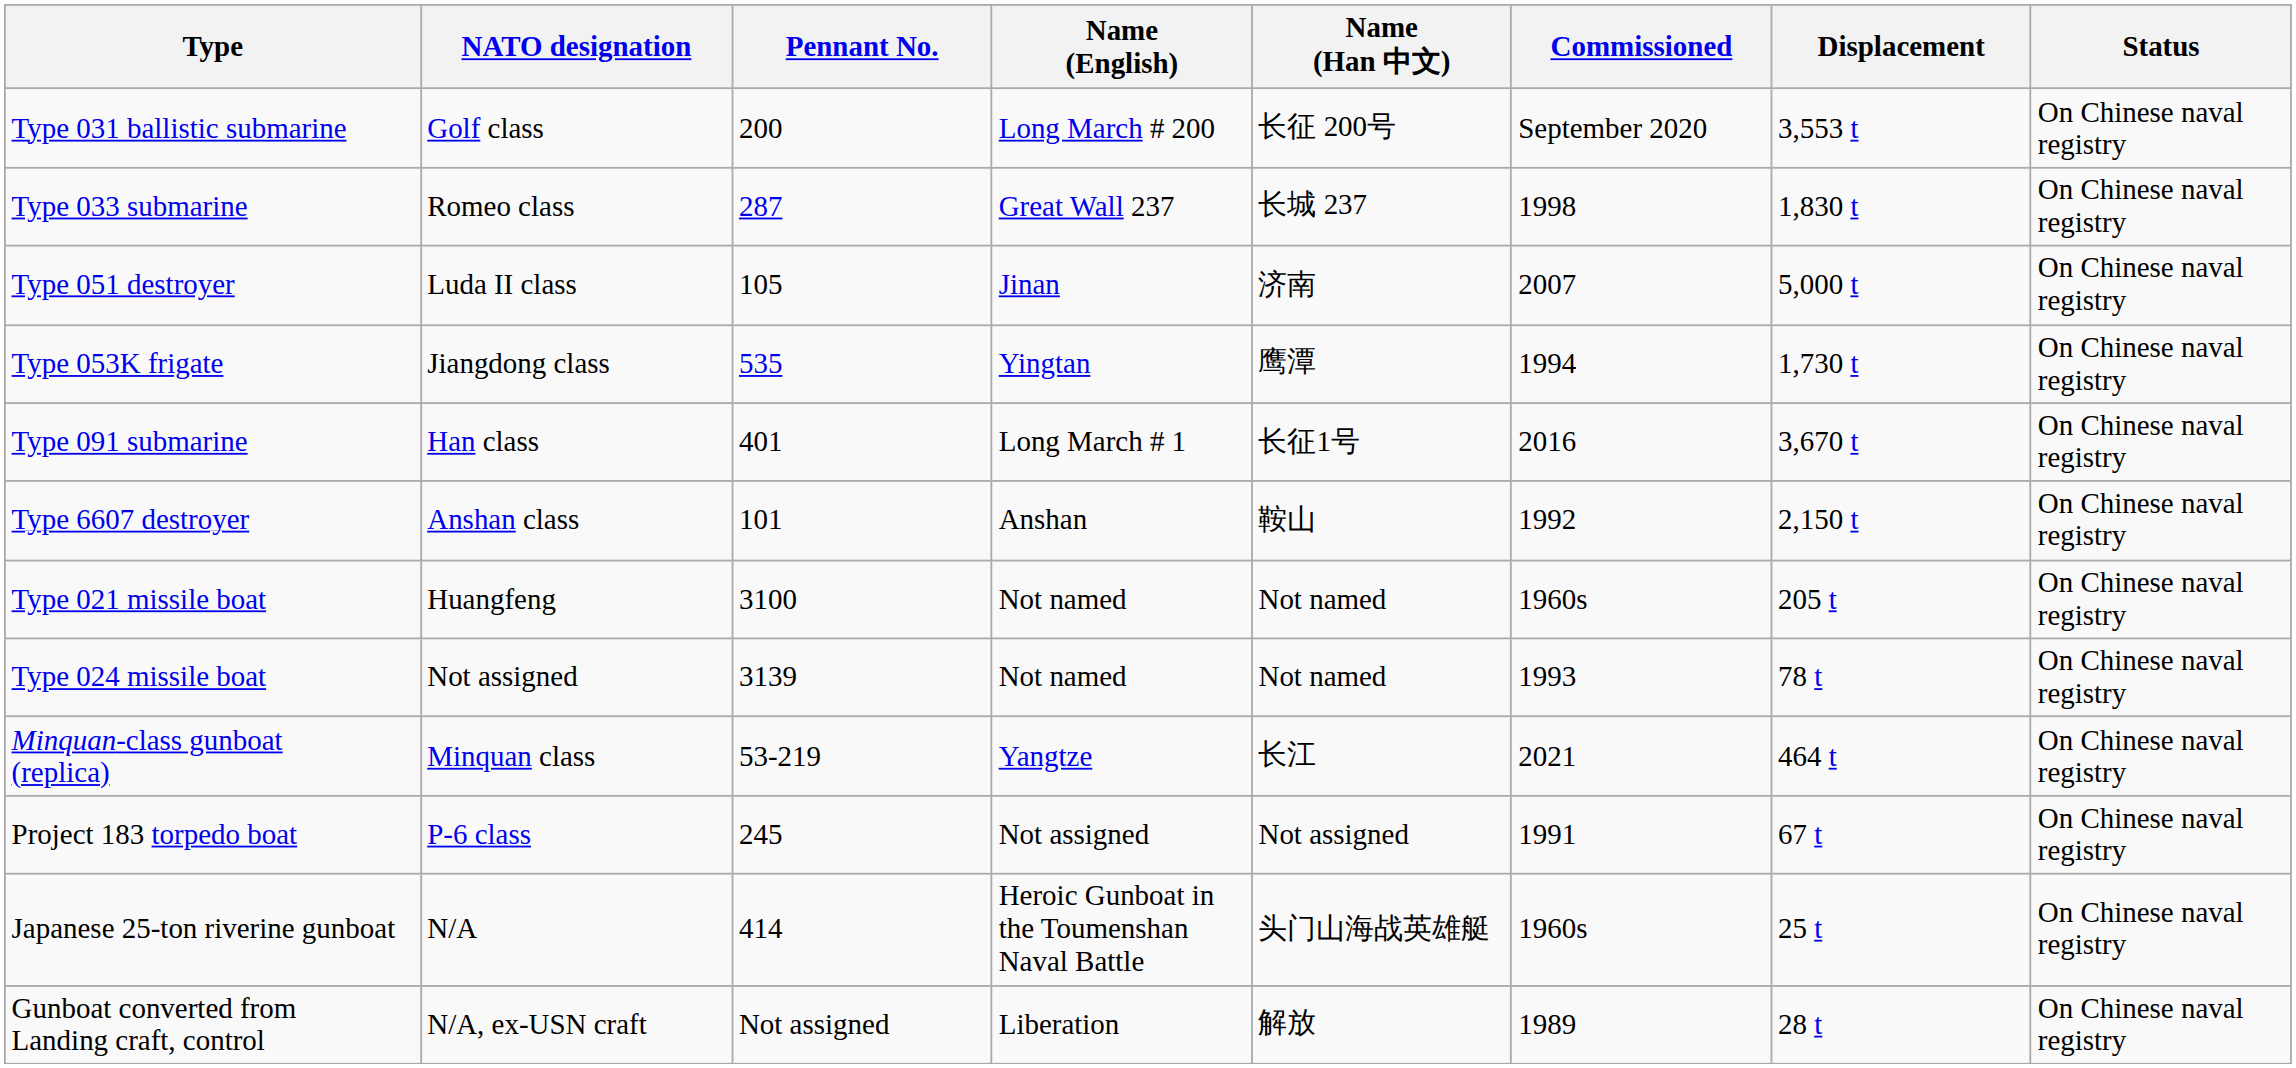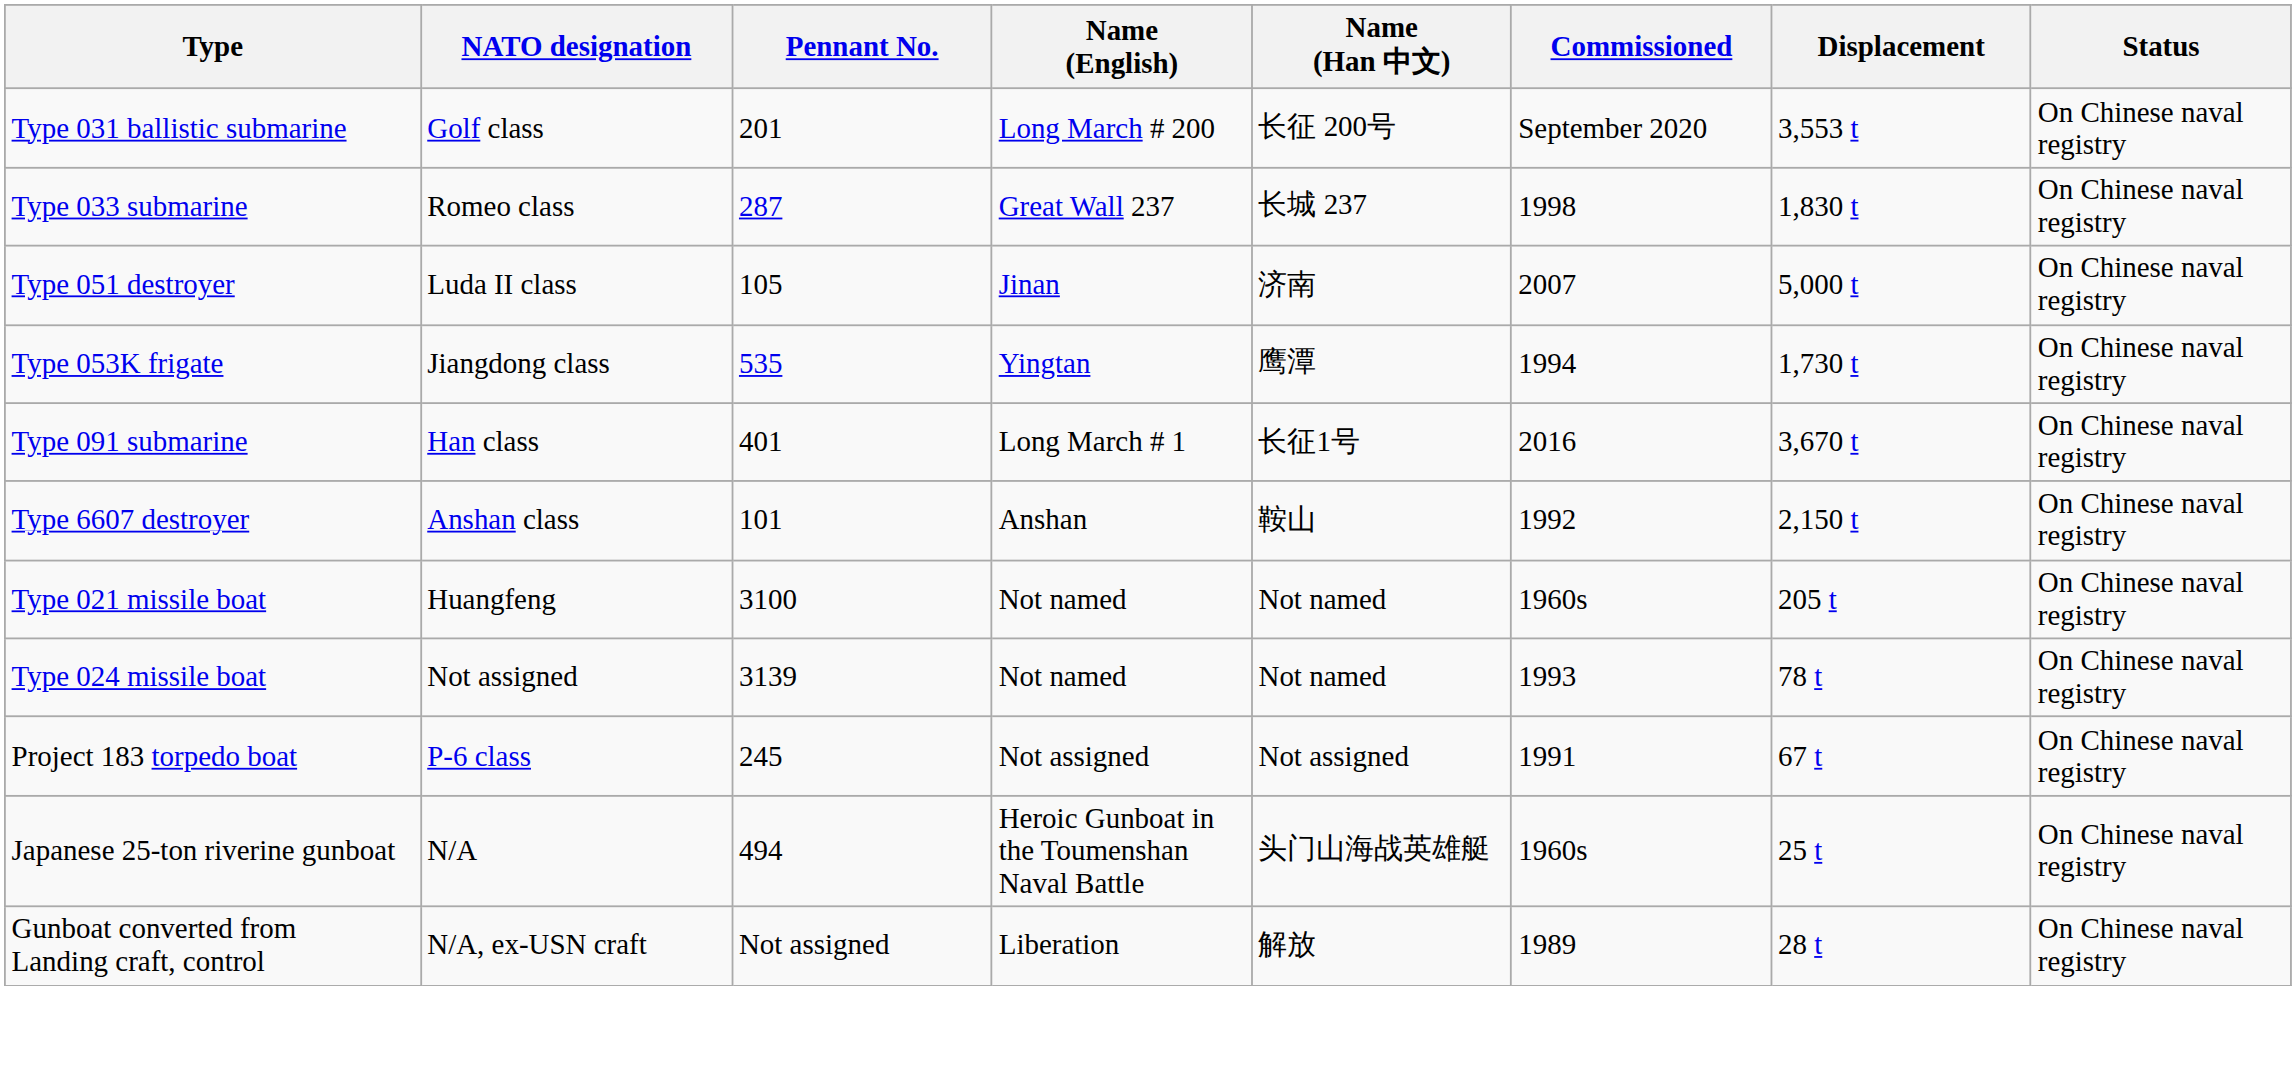(761, 127) 200 -> (761, 127) 201
- row: (147, 755)
(761, 929) 414 -> (761, 850) 494
